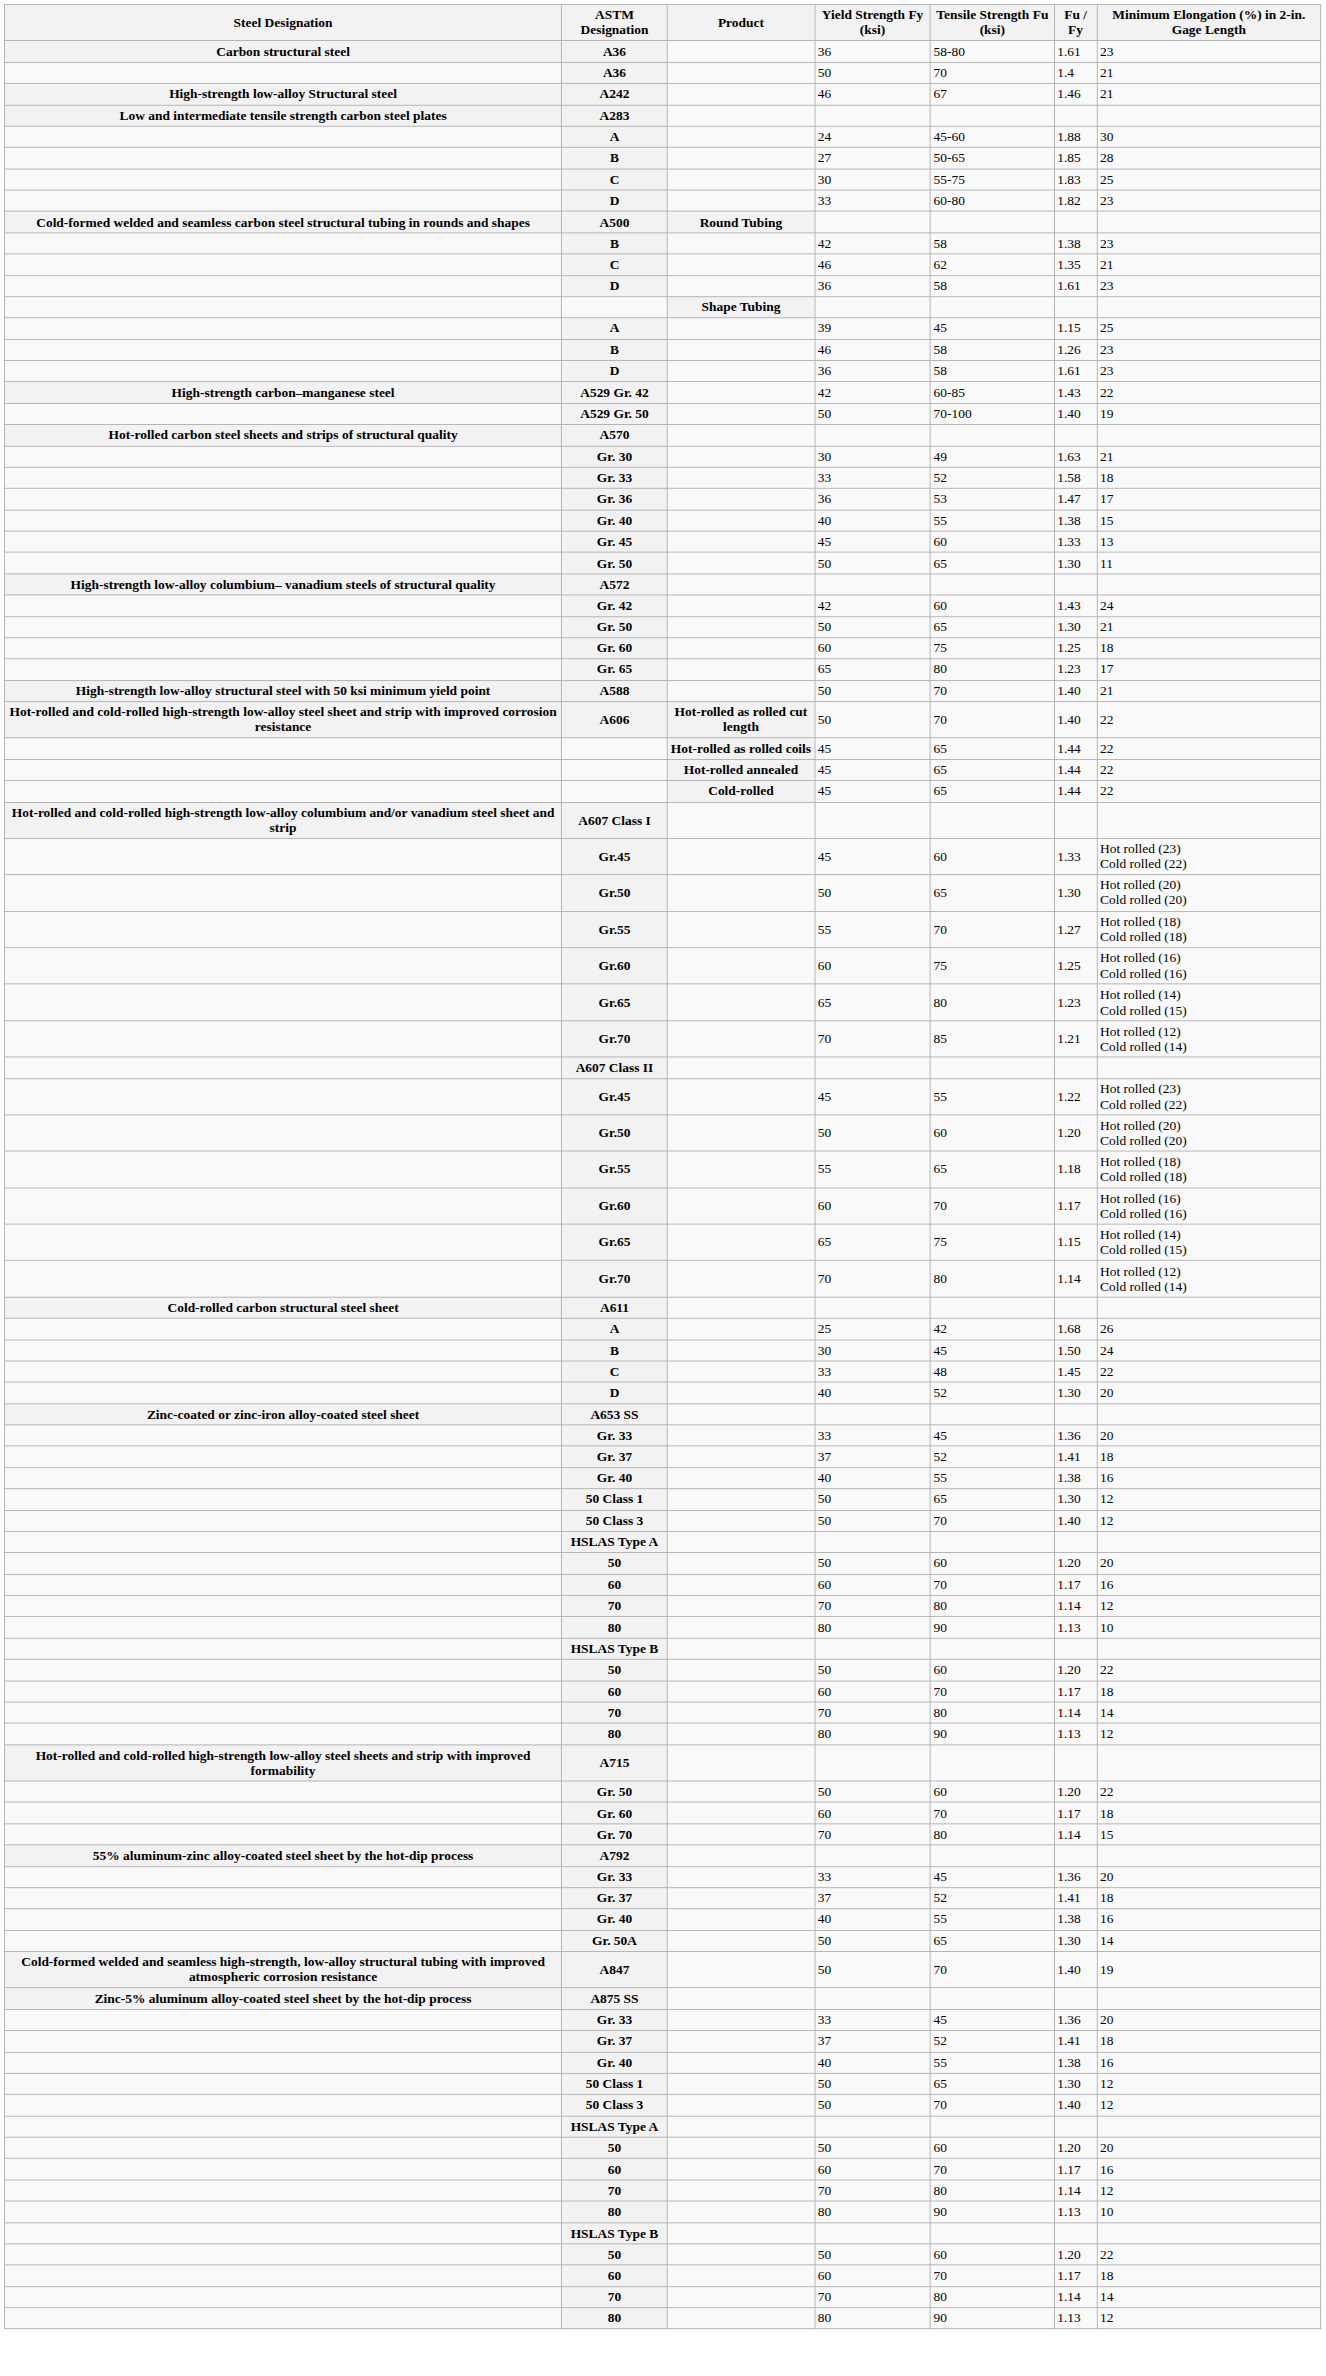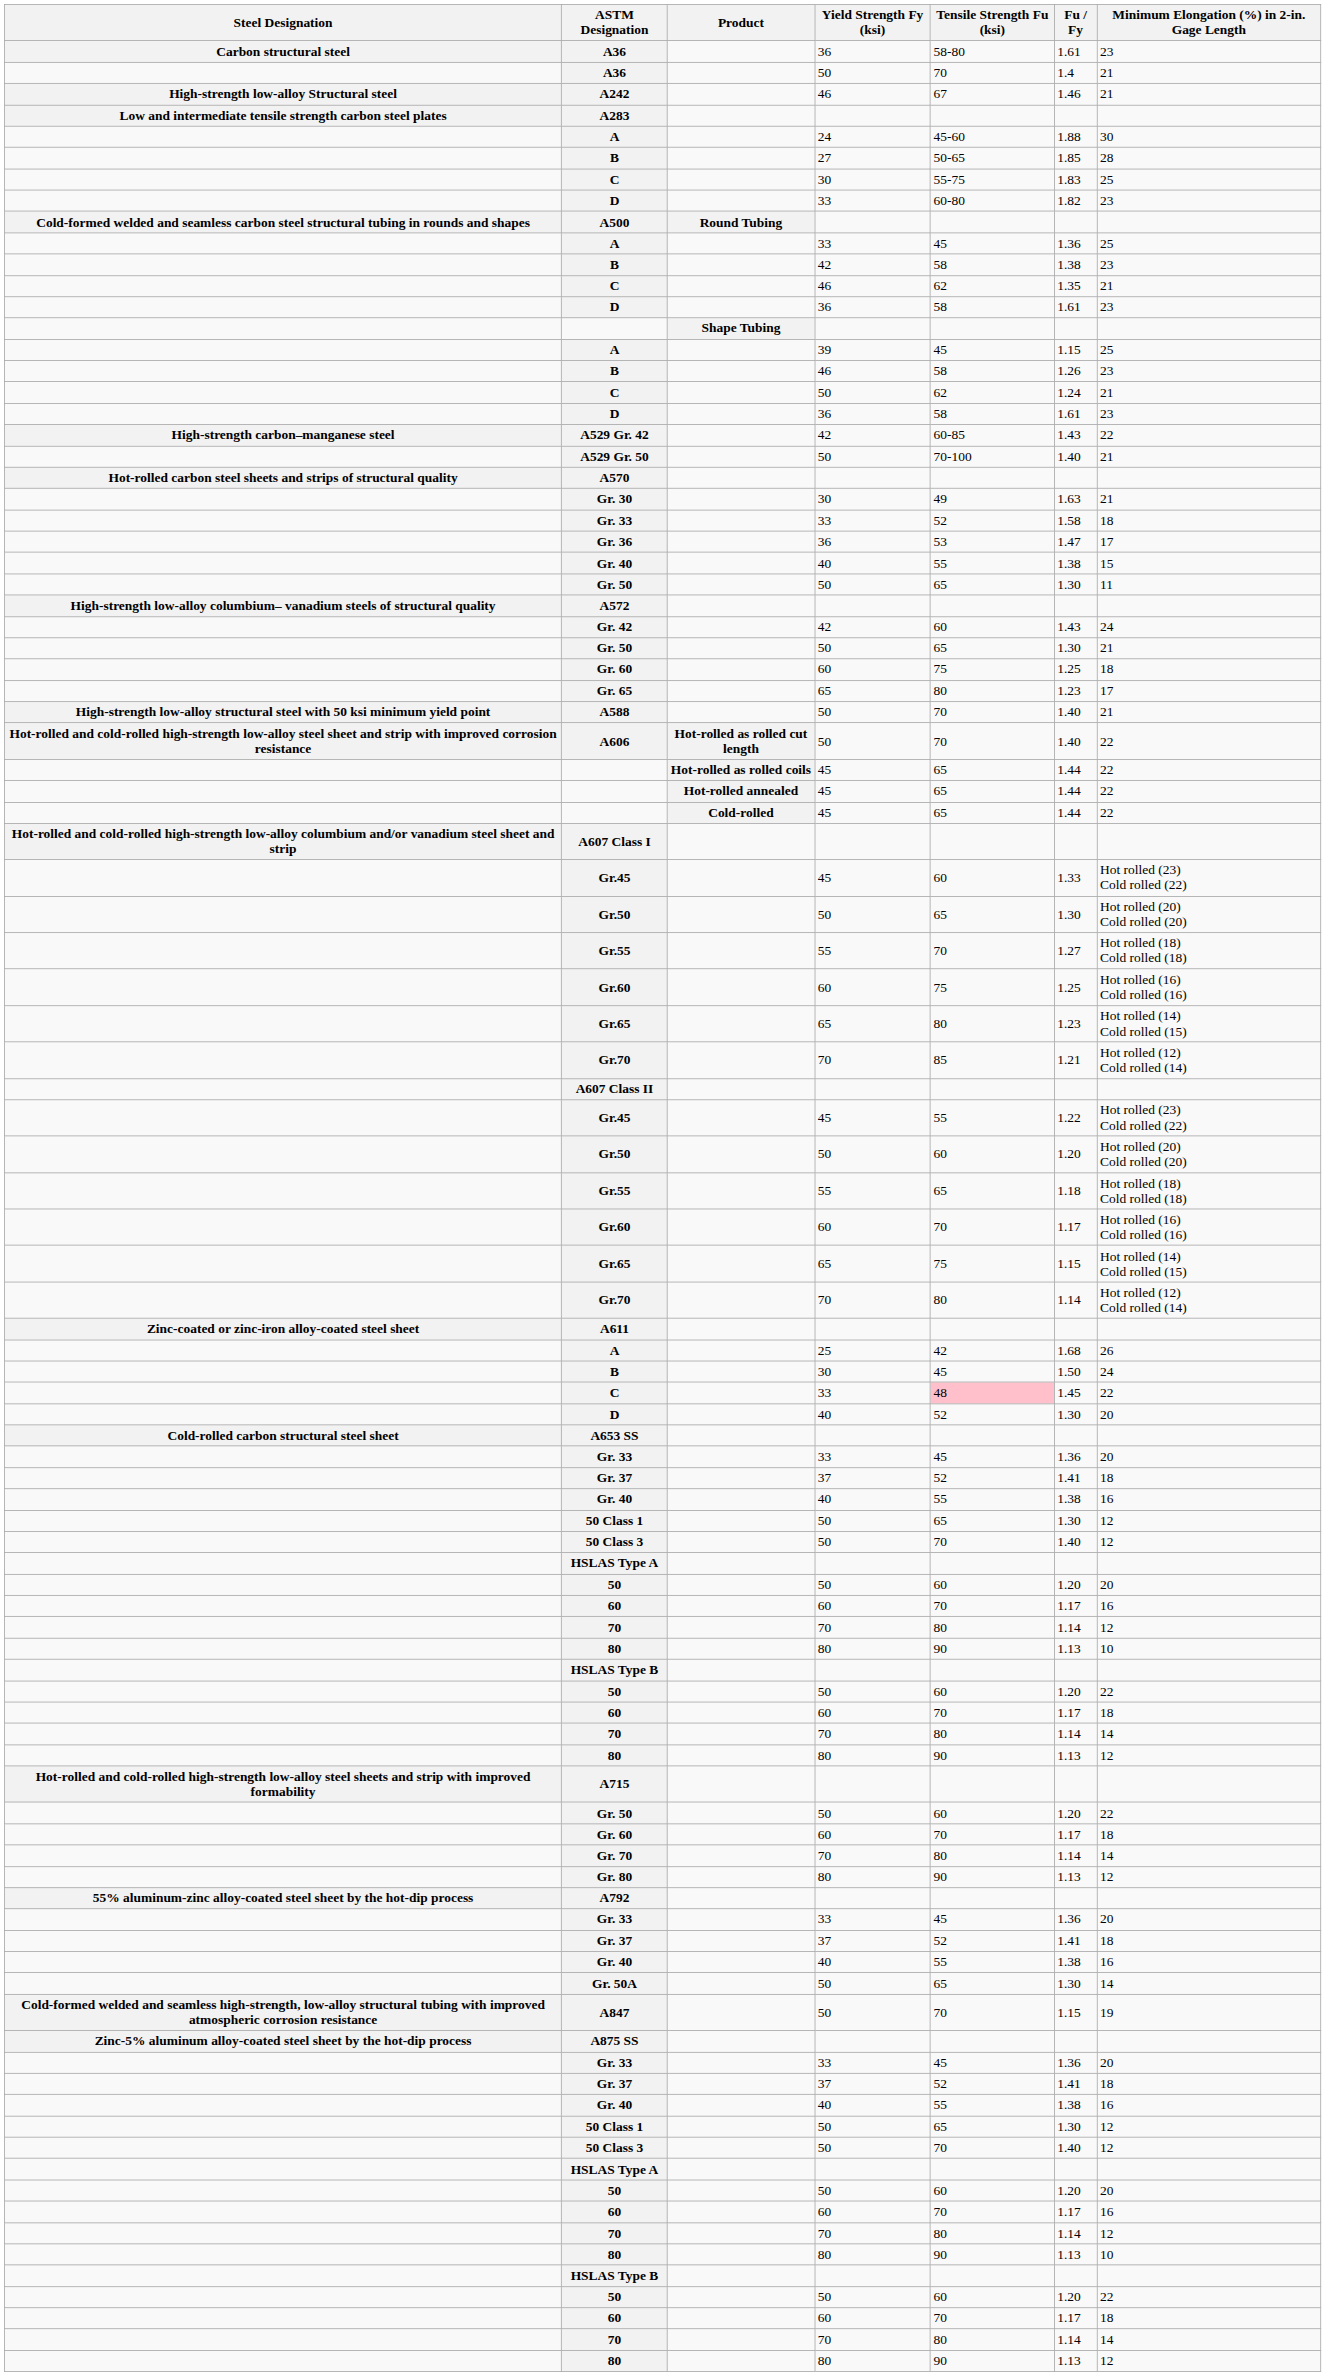+ row: (614, 243)
+ row: (614, 392)
(1107, 413) 19 -> (1107, 456) 21
- row: (614, 541)
(283, 1307) Cold-rolled carbon structural steel sheet -> (283, 1329) Zinc-coated or zinc-iron alloy-coated steel sheet
(940, 1371) no background -> (940, 1392) pink background
(283, 1414) Zinc-coated or zinc-iron alloy-coated steel sheet -> (283, 1435) Cold-rolled carbon structural steel sheet
(1107, 1834) 15 -> (1107, 1855) 14
+ row: (614, 1877)
(1069, 1969) 1.40 -> (1069, 2012) 1.15
